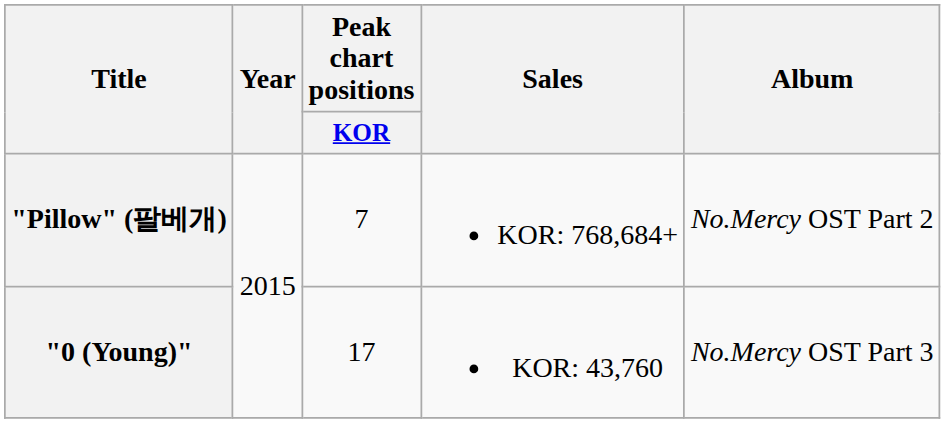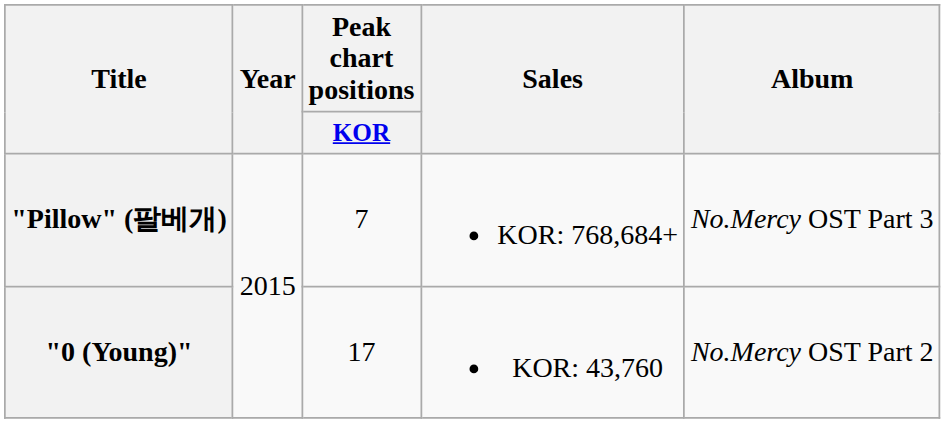(812, 219) No.Mercy OST Part 2 -> (812, 219) No.Mercy OST Part 3
(812, 351) No.Mercy OST Part 3 -> (812, 351) No.Mercy OST Part 2
